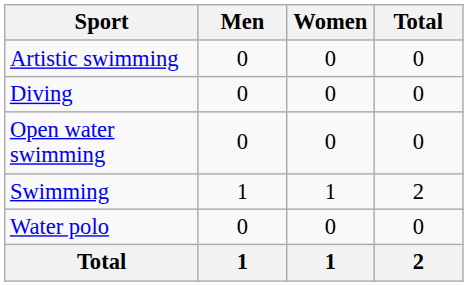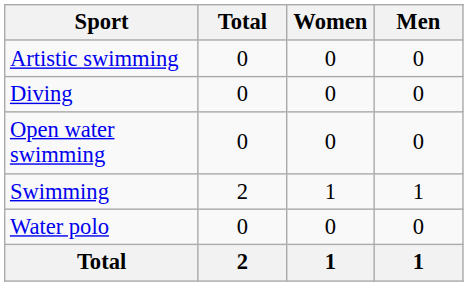columns swapped: (242, 22) <-> (418, 22)
